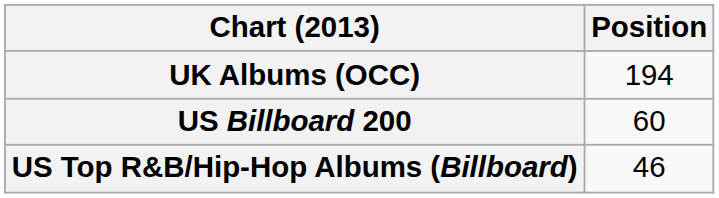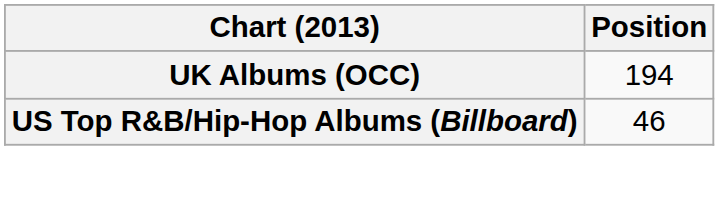- row: (295, 121)
